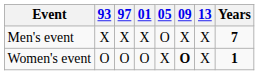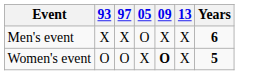- column: (145, 15)
(235, 37) 7 -> (214, 37) 6
(235, 59) 1 -> (214, 59) 5
